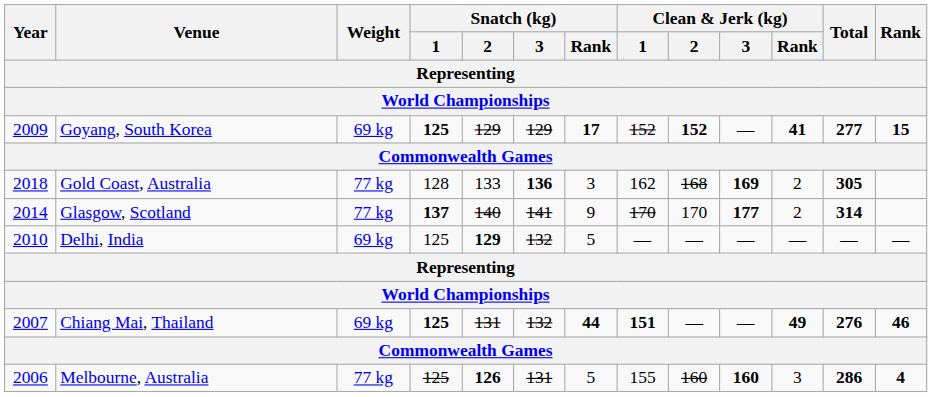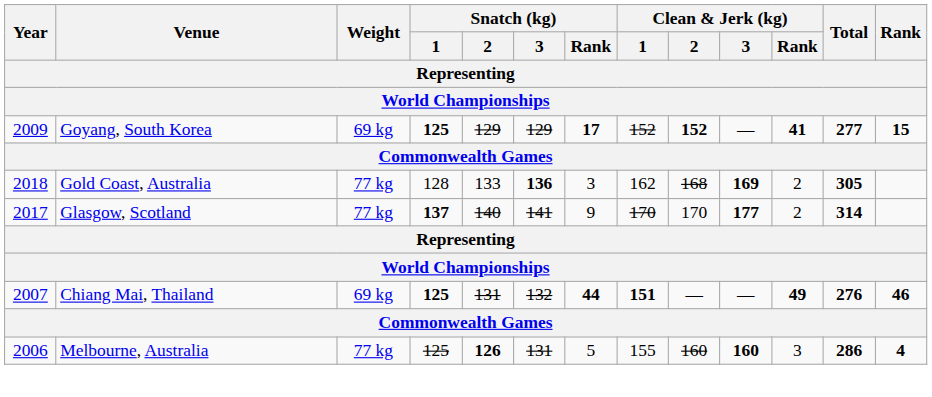(30, 211) 2014 -> (30, 211) 2017
- row: (102, 239)
